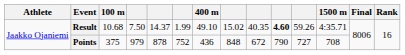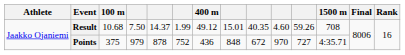(207, 27) 49.10 -> (207, 27) 49.12
(233, 27) 15.02 -> (233, 27) 15.01
(281, 27) bold -> (281, 27) normal
(333, 27) 4:35.71 -> (333, 27) 708
(281, 42) 790 -> (281, 42) 970
(333, 42) 708 -> (333, 42) 4:35.71
